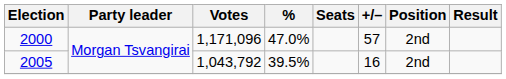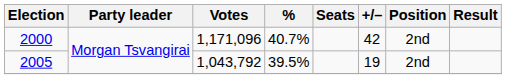(289, 39) 47.0% -> (289, 39) 40.7%
(372, 39) 57 -> (372, 39) 42
(372, 62) 16 -> (372, 62) 19
